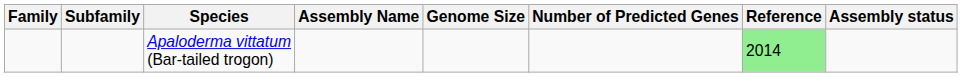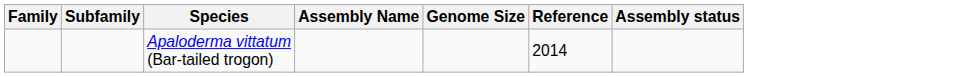- column: (636, 16)
(763, 50) lightgreen background -> (550, 50) no background
